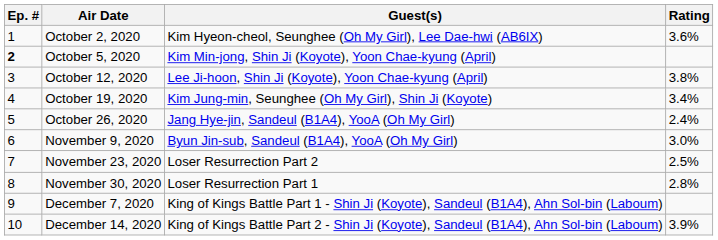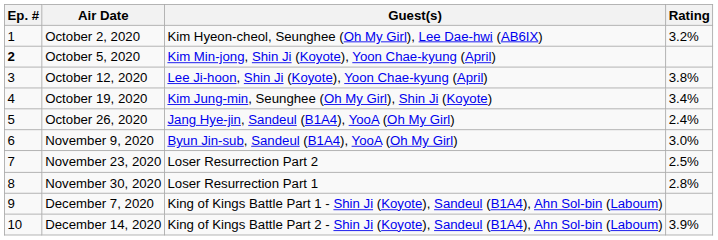(684, 36) 3.6% -> (684, 36) 3.2%
